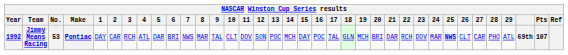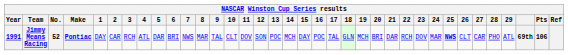(14, 37) 1992 -> (14, 37) 1991
(56, 37) 53 -> (56, 37) 52
(542, 37) 107 -> (542, 37) 106
